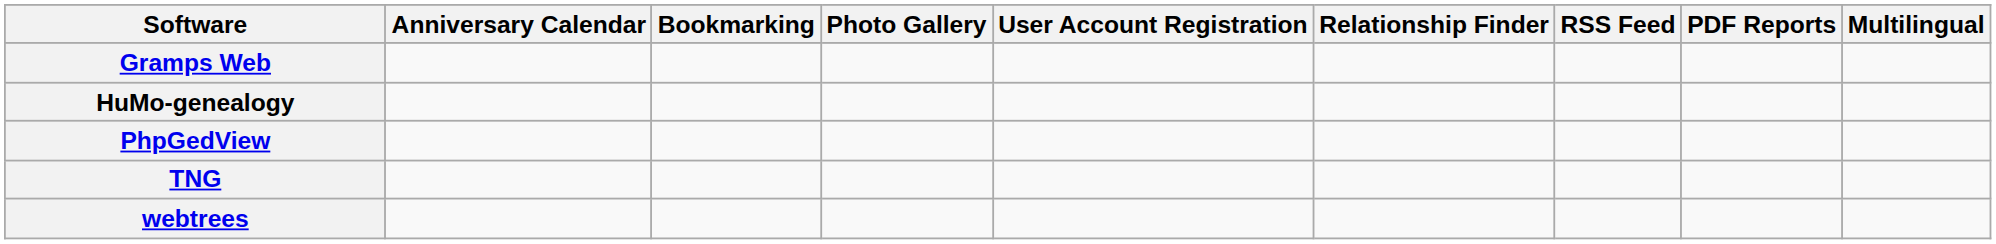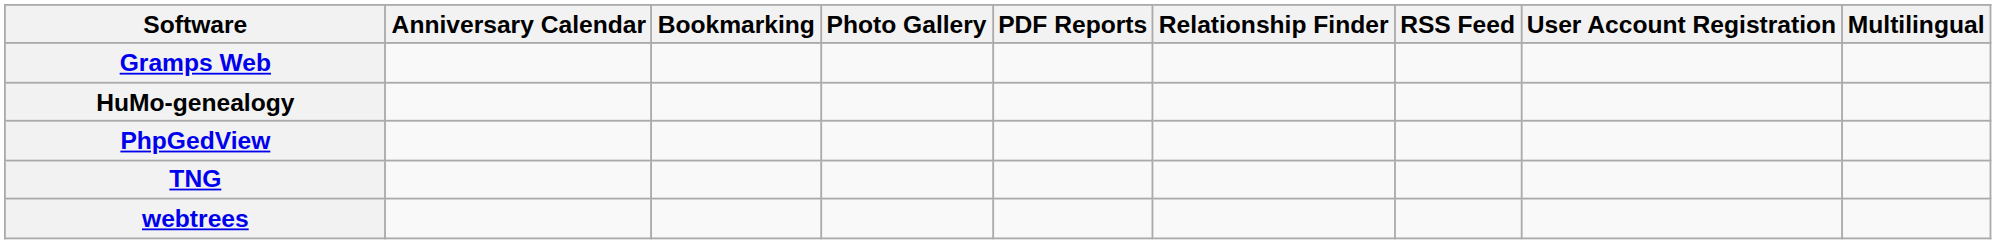columns swapped: (1762, 24) <-> (1153, 24)
